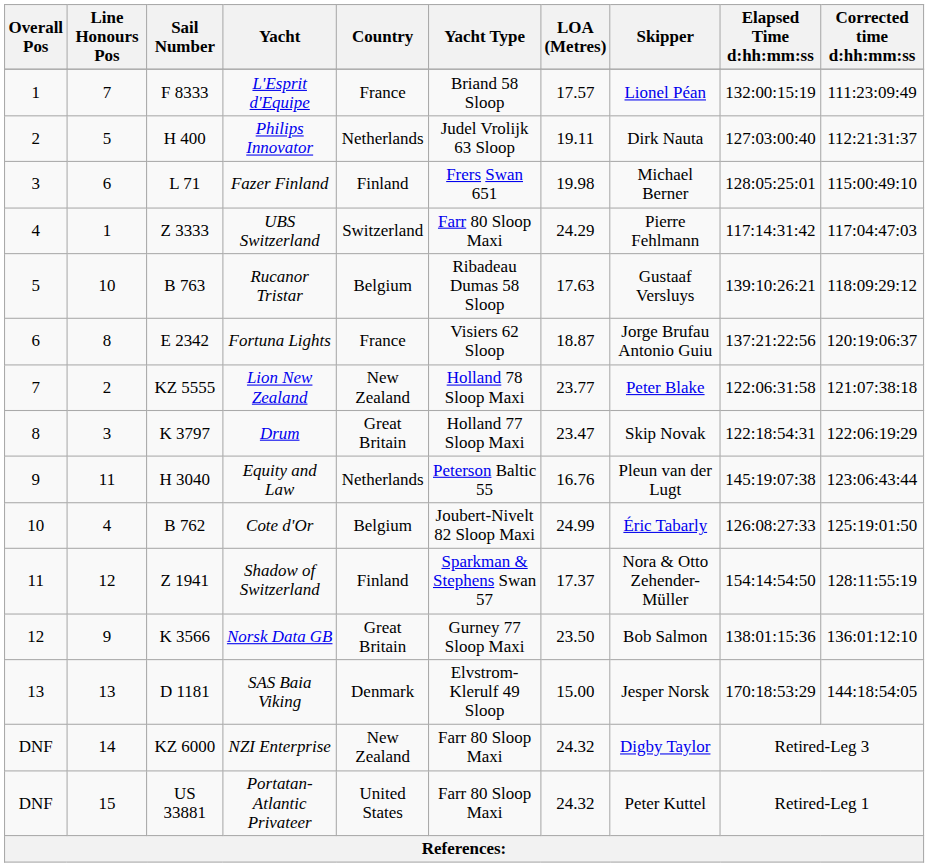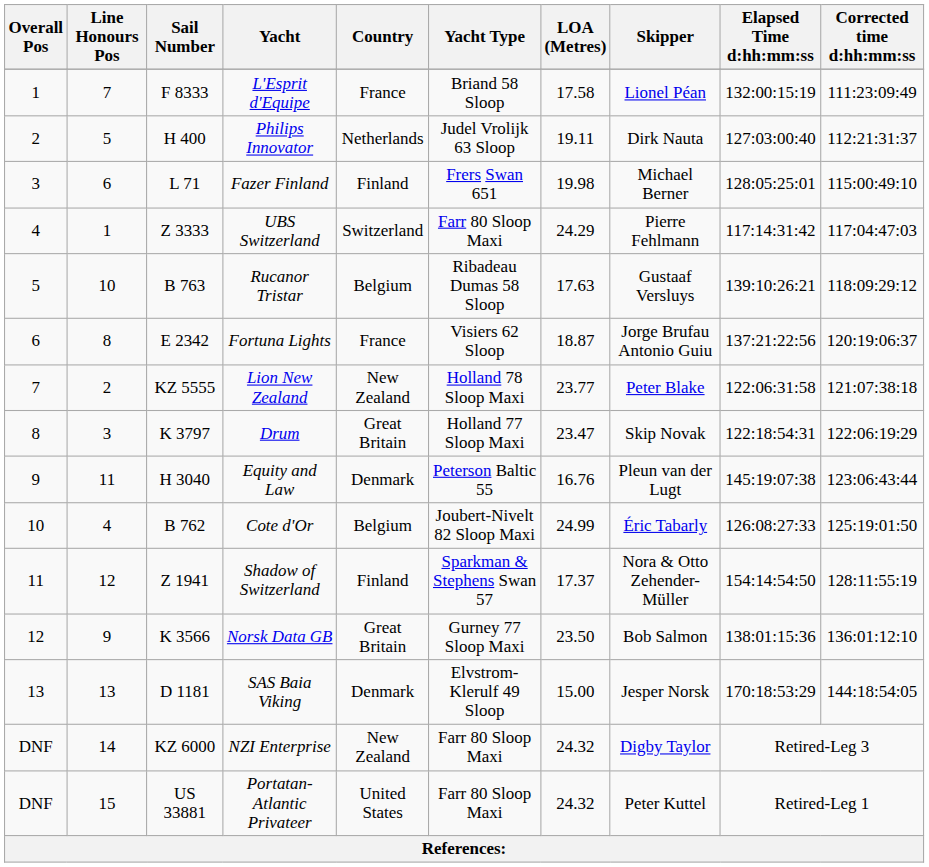(575, 92) 17.57 -> (575, 92) 17.58
(383, 479) Netherlands -> (383, 479) Denmark
